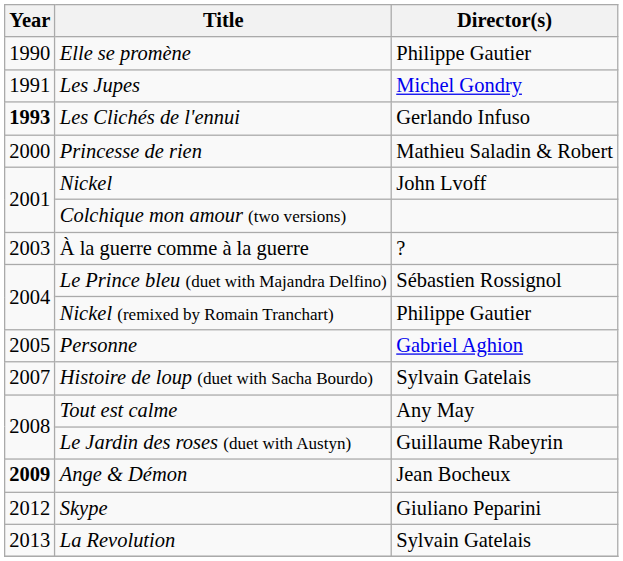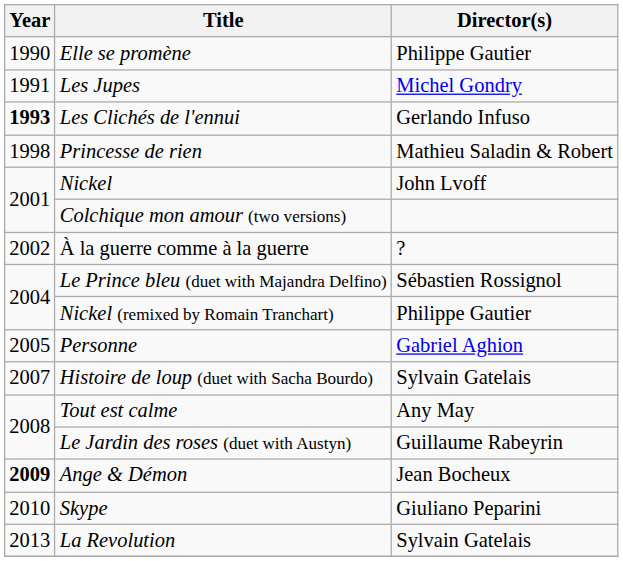(30, 150) 2000 -> (30, 150) 1998
(30, 248) 2003 -> (30, 248) 2002
(30, 507) 2012 -> (30, 507) 2010
